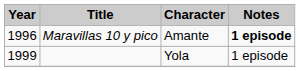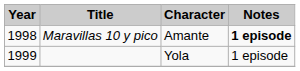(22, 36) 1996 -> (22, 36) 1998
